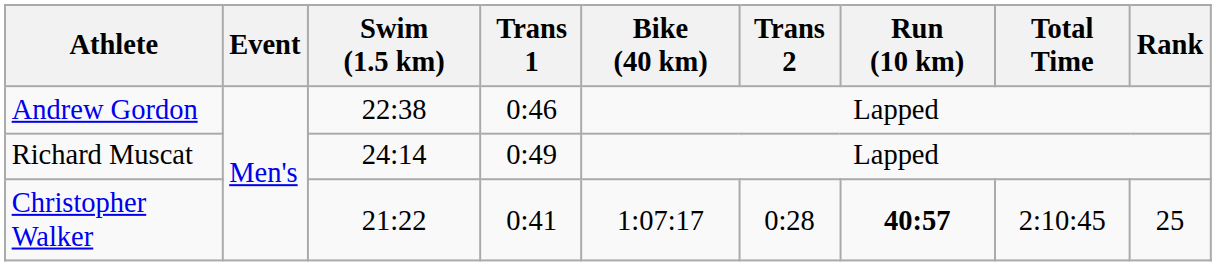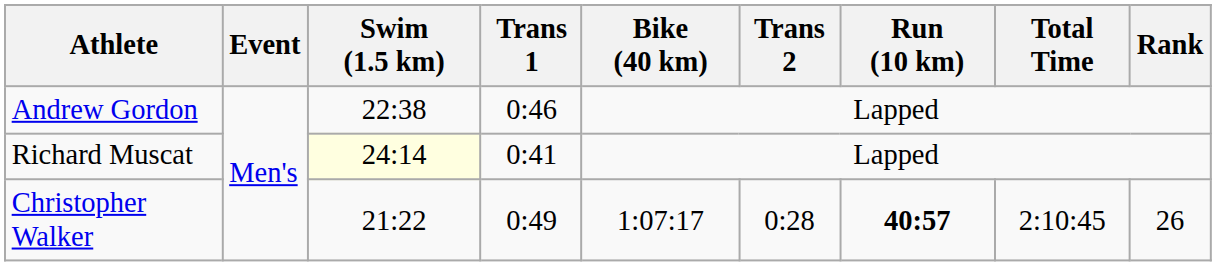(394, 156) no background -> (394, 156) lightyellow background
(532, 156) 0:49 -> (532, 156) 0:41
(532, 219) 0:41 -> (532, 219) 0:49
(1170, 219) 25 -> (1170, 219) 26
